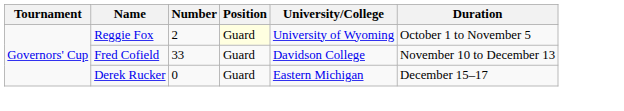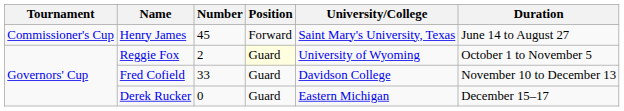+ row: (153, 34)
